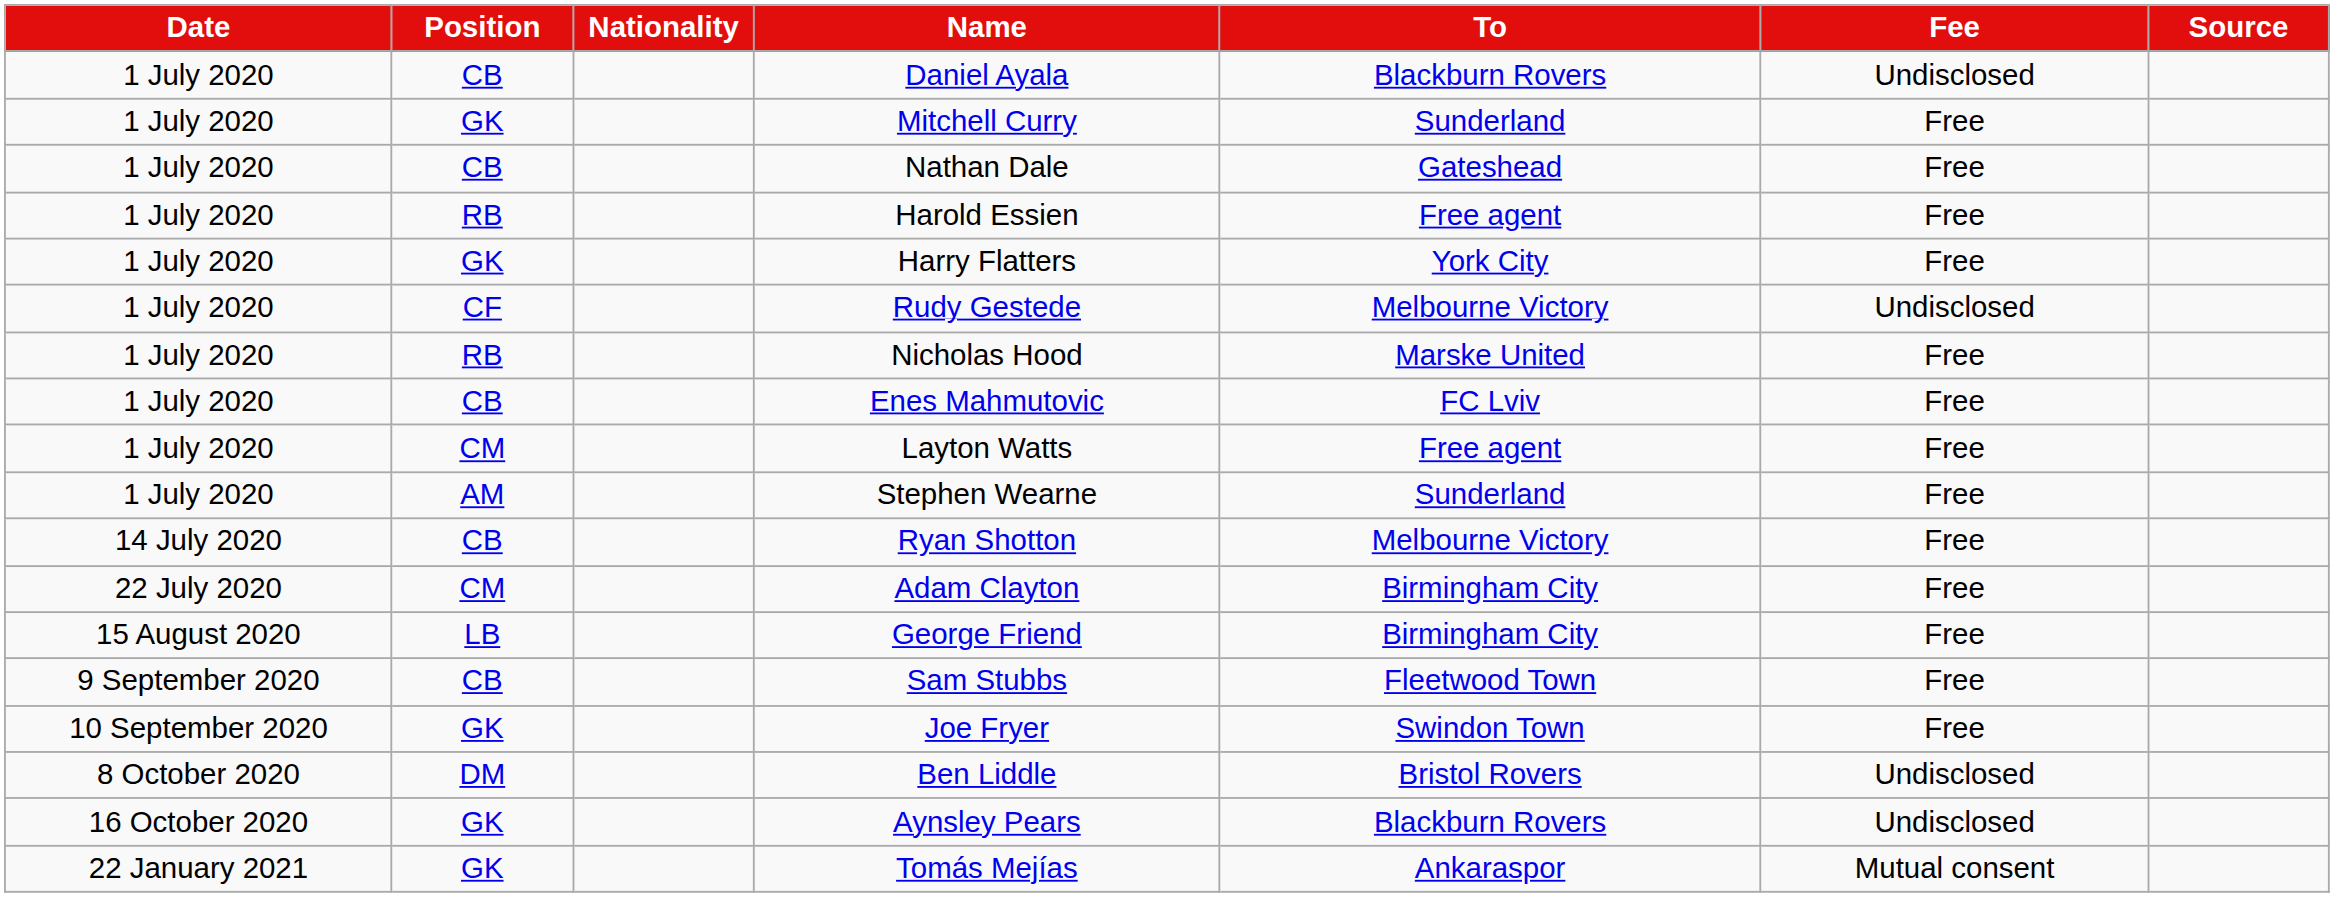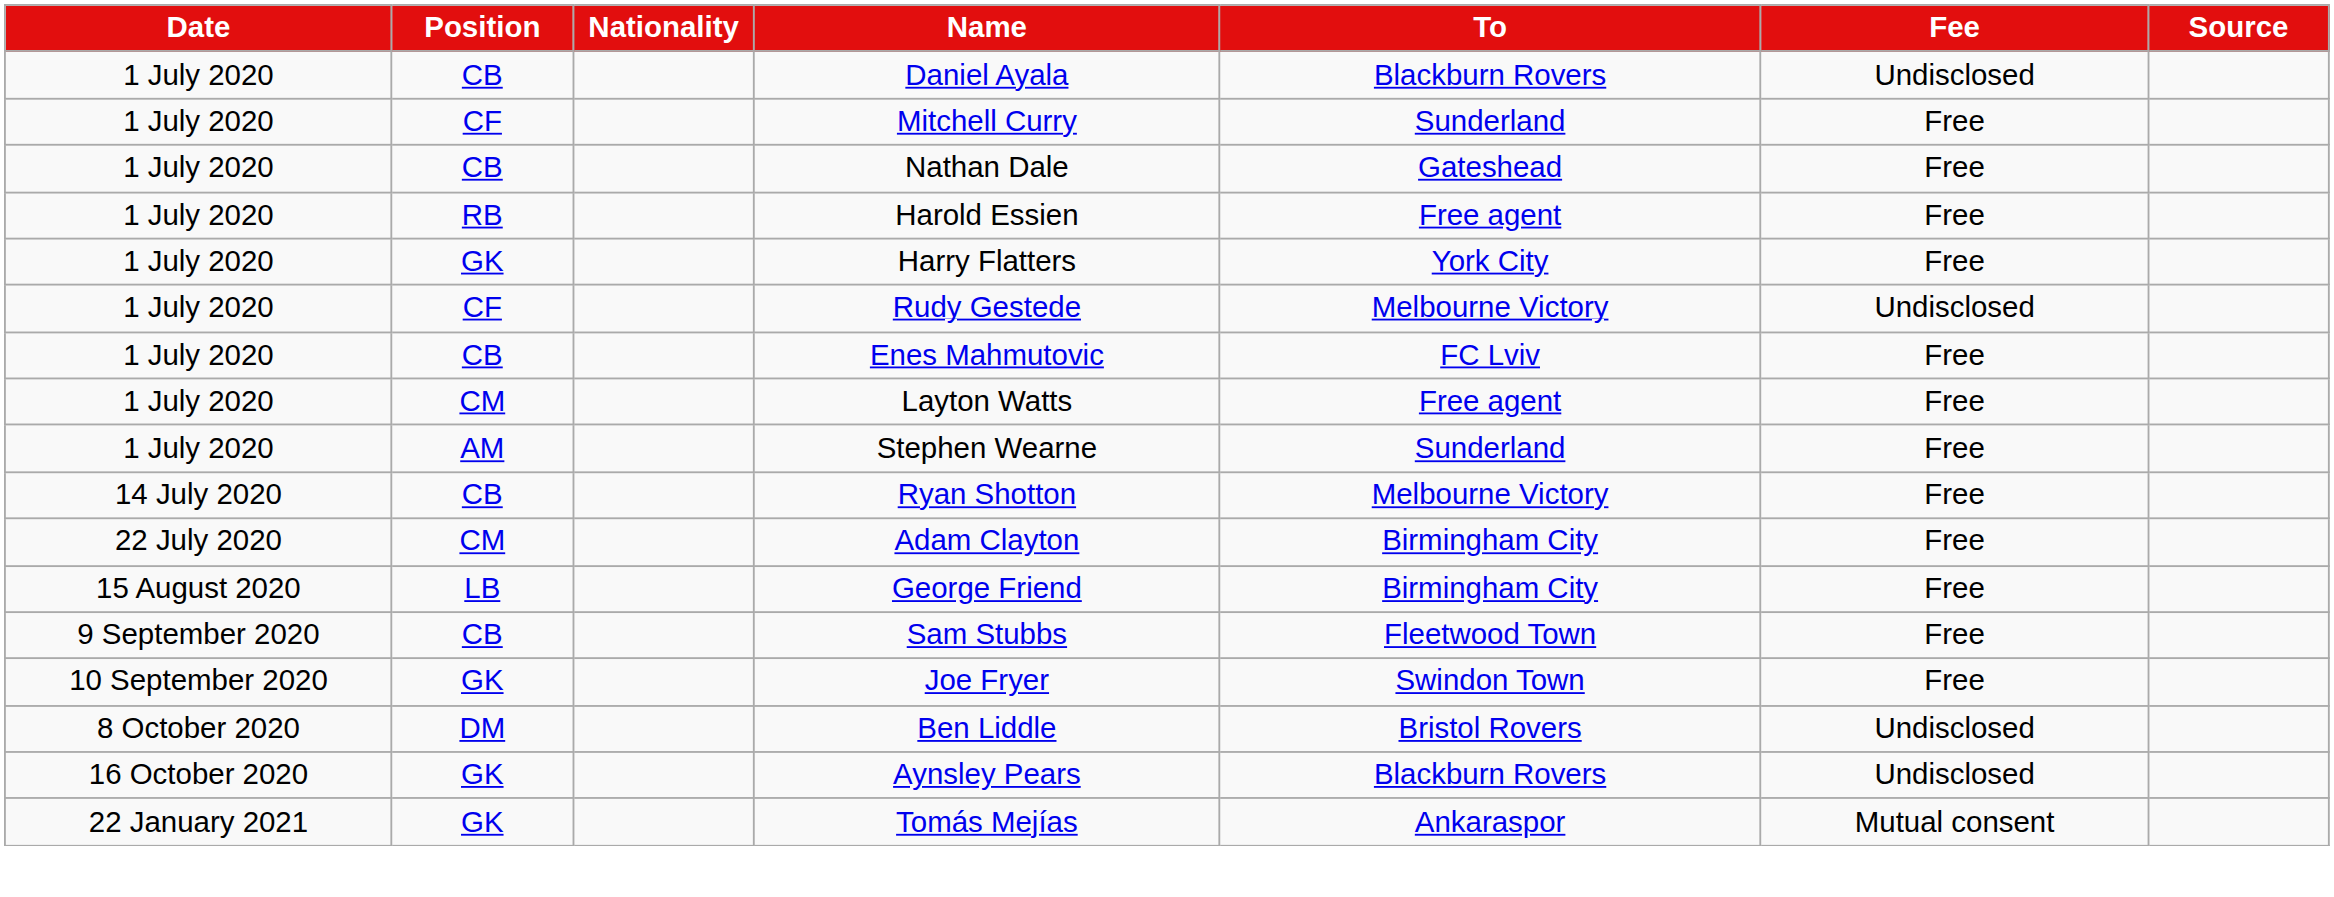(482, 121) GK -> (482, 121) CF
- row: (987, 354)
